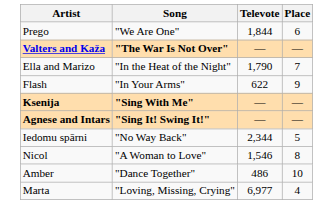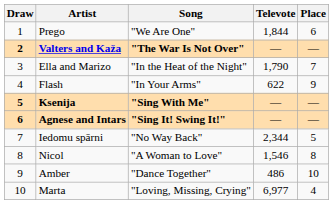+ column: (20, 13)
